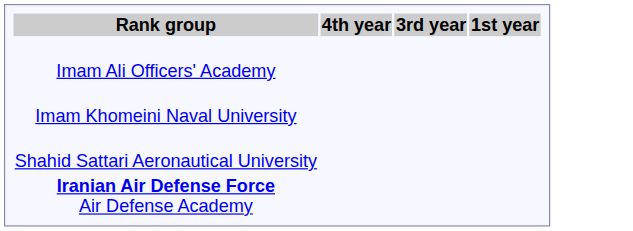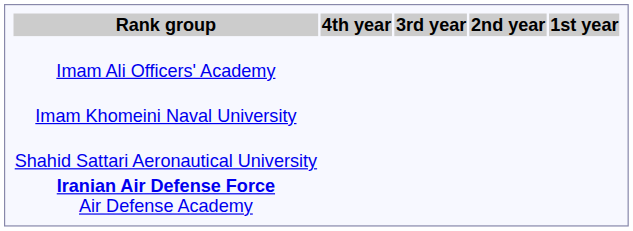+ column: (508, 25)
